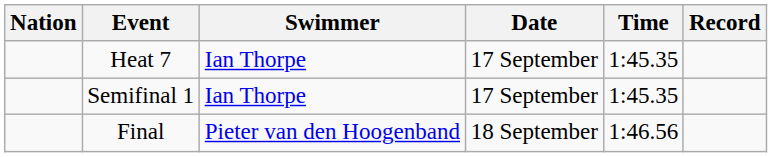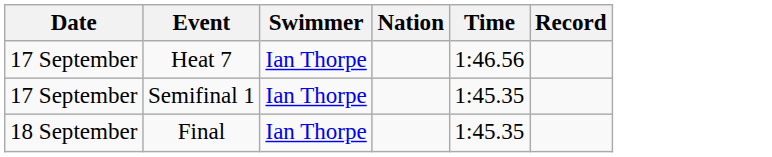columns swapped: (534, 22) <-> (43, 22)
(643, 59) 1:45.35 -> (489, 59) 1:46.56
(332, 132) Pieter van den Hoogenband -> (316, 132) Ian Thorpe
(643, 132) 1:46.56 -> (489, 132) 1:45.35
